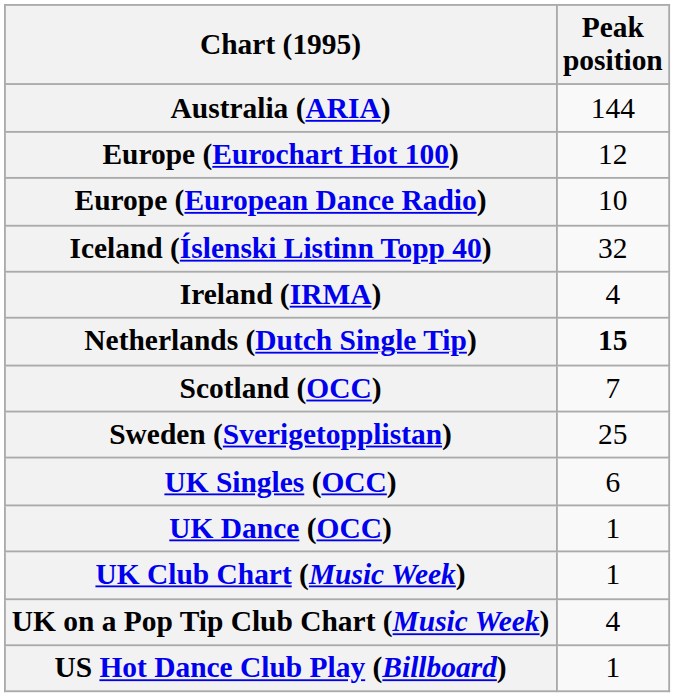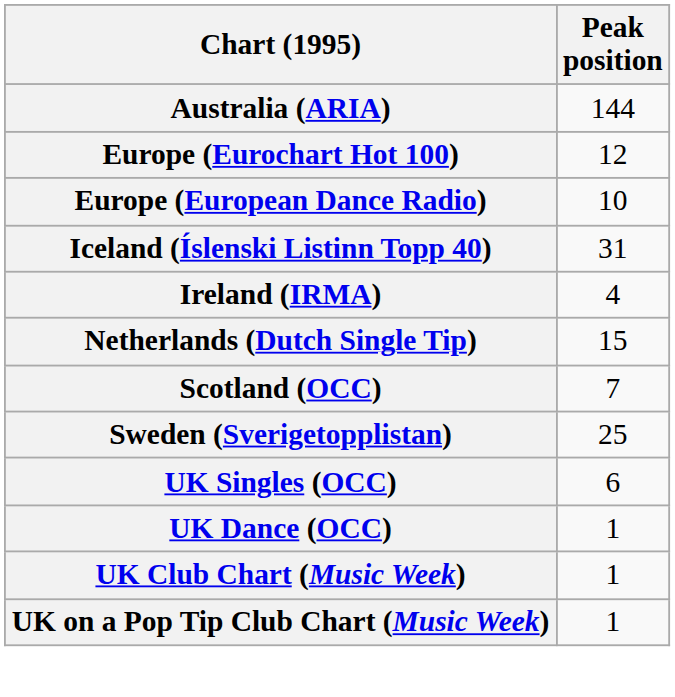(613, 247) 32 -> (613, 247) 31
(613, 341) bold -> (613, 341) normal
(613, 621) 4 -> (613, 621) 1
- row: (281, 667)
